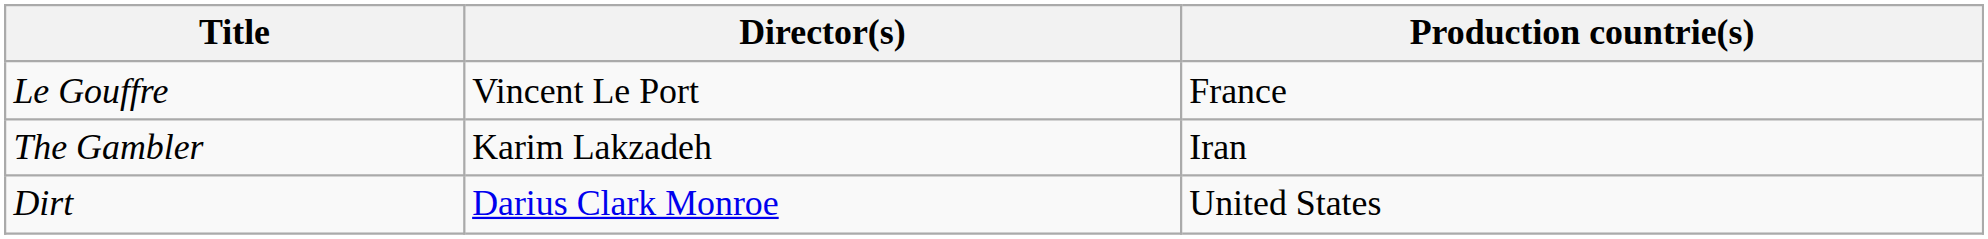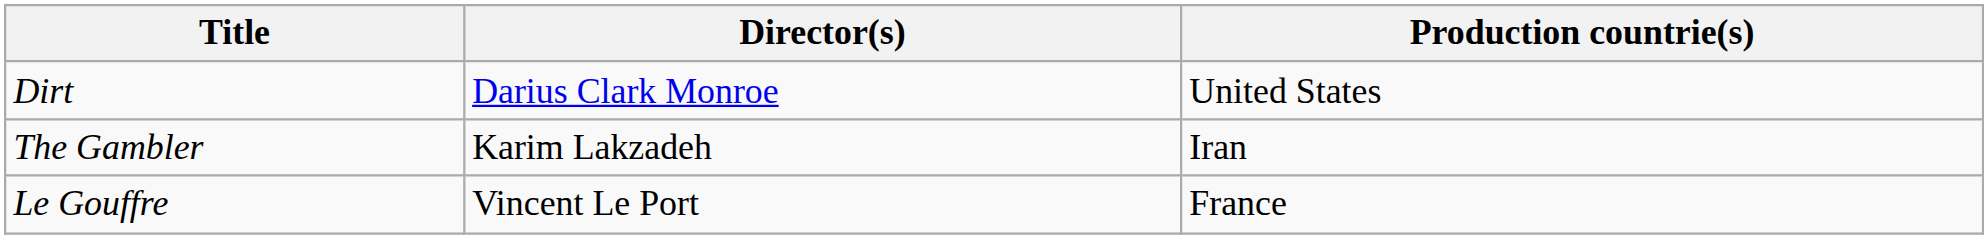rows swapped: (43, 203) <-> (91, 89)
